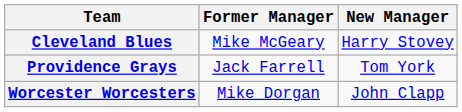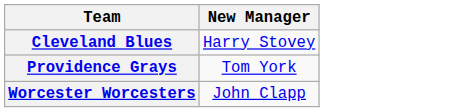- column: (269, 17)
